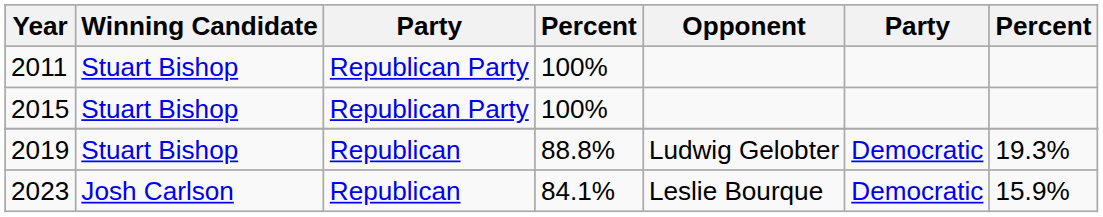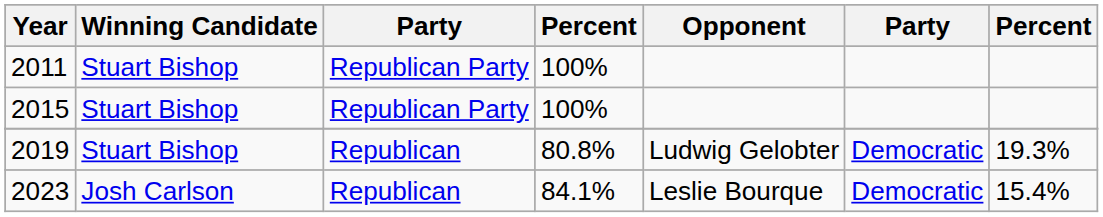(578, 150) 88.8% -> (578, 150) 80.8%
(1033, 191) 15.9% -> (1033, 191) 15.4%
